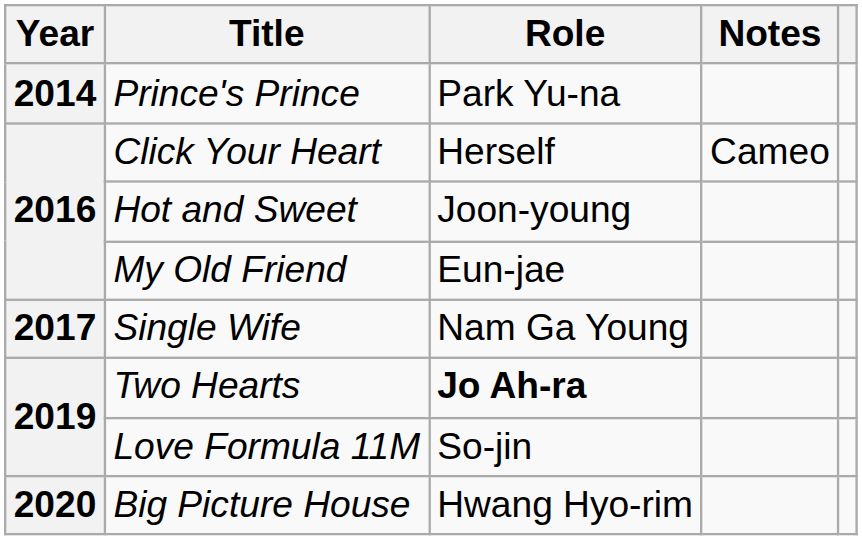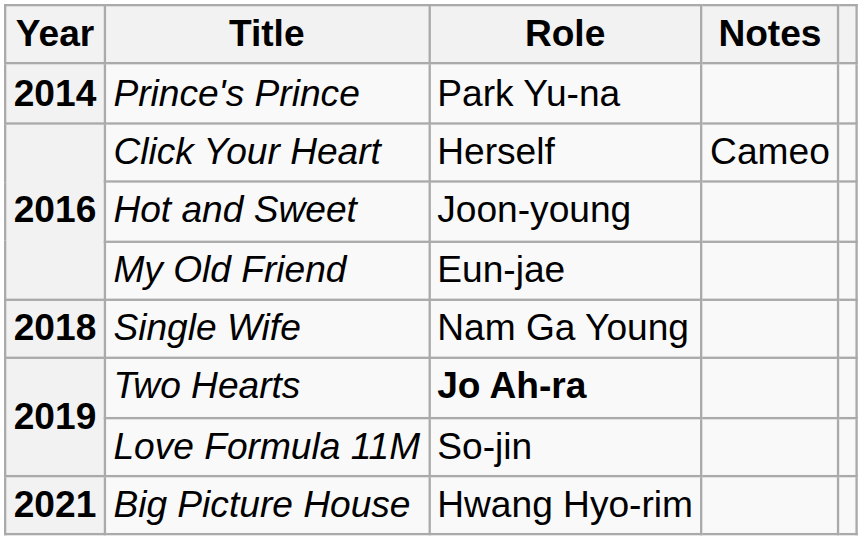(55, 328) 2017 -> (55, 328) 2018
(55, 504) 2020 -> (55, 504) 2021
